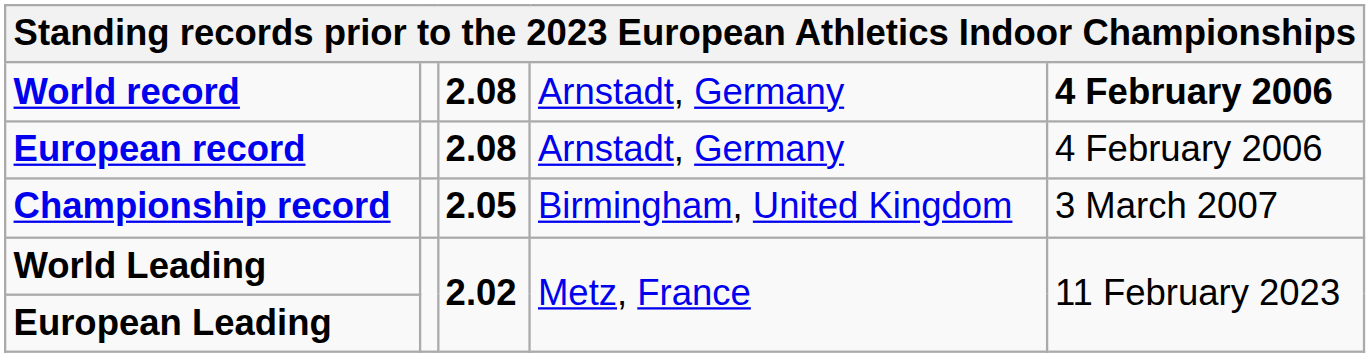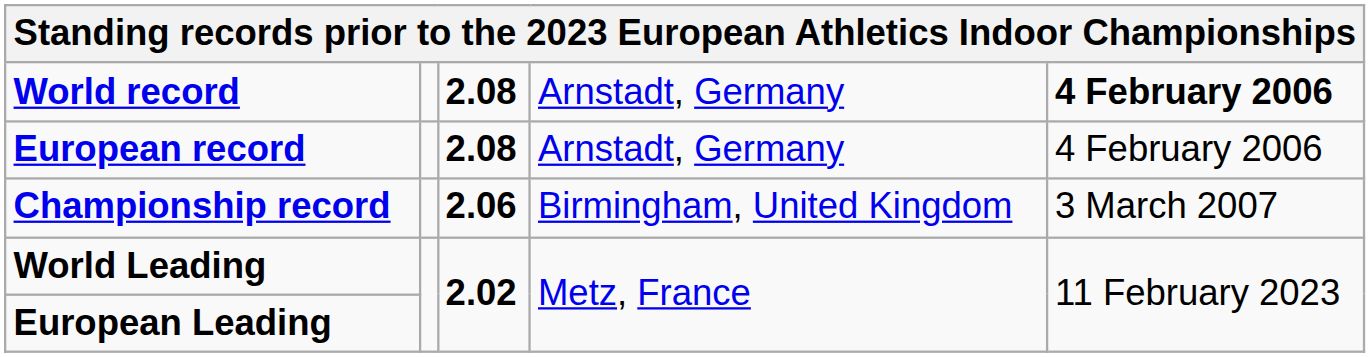(481, 206) 2.05 -> (481, 206) 2.06
